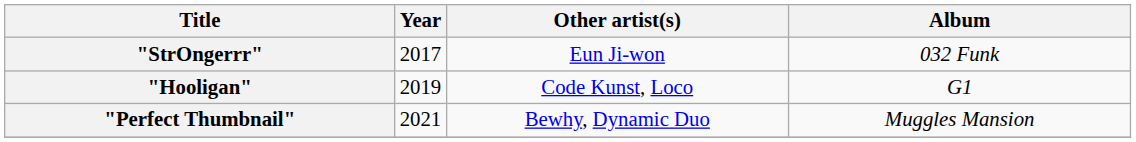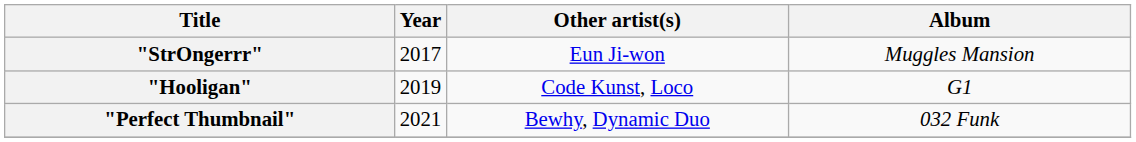(960, 53) 032 Funk -> (960, 53) Muggles Mansion
(960, 119) Muggles Mansion -> (960, 119) 032 Funk
